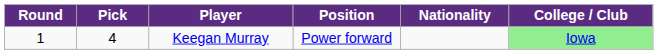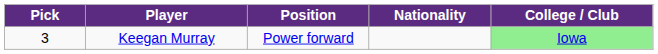- column: (40, 15)
(113, 37) 4 -> (45, 37) 3
